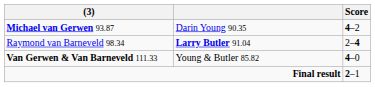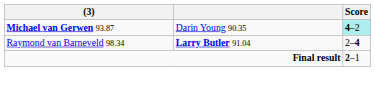(352, 27) no background -> (352, 27) paleturquoise background
- row: (82, 58)
